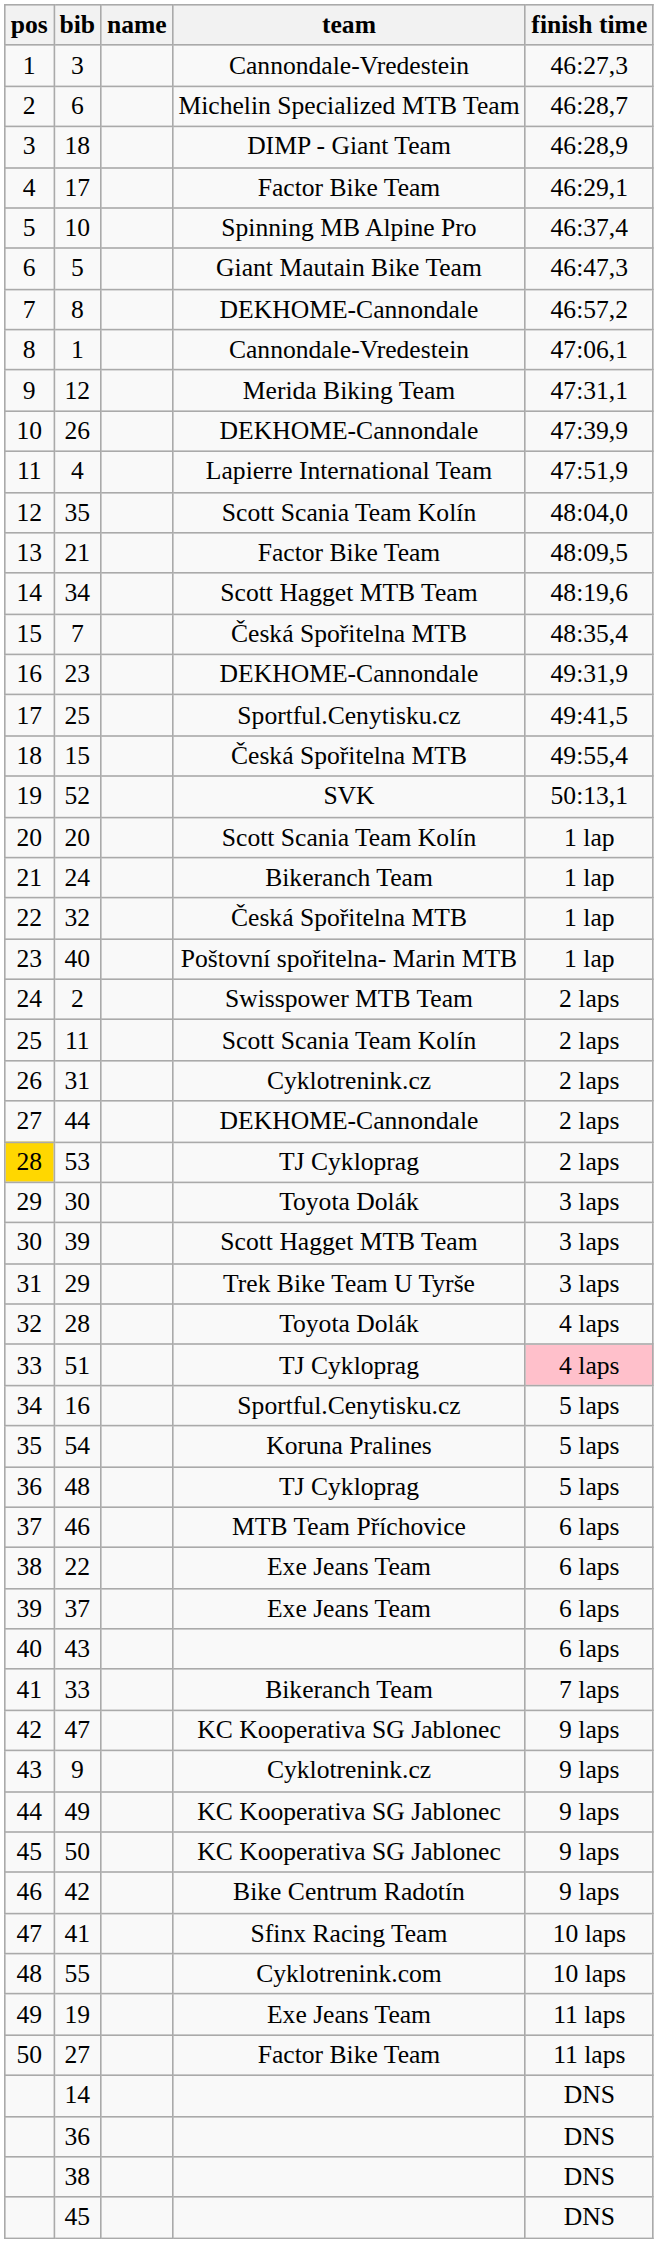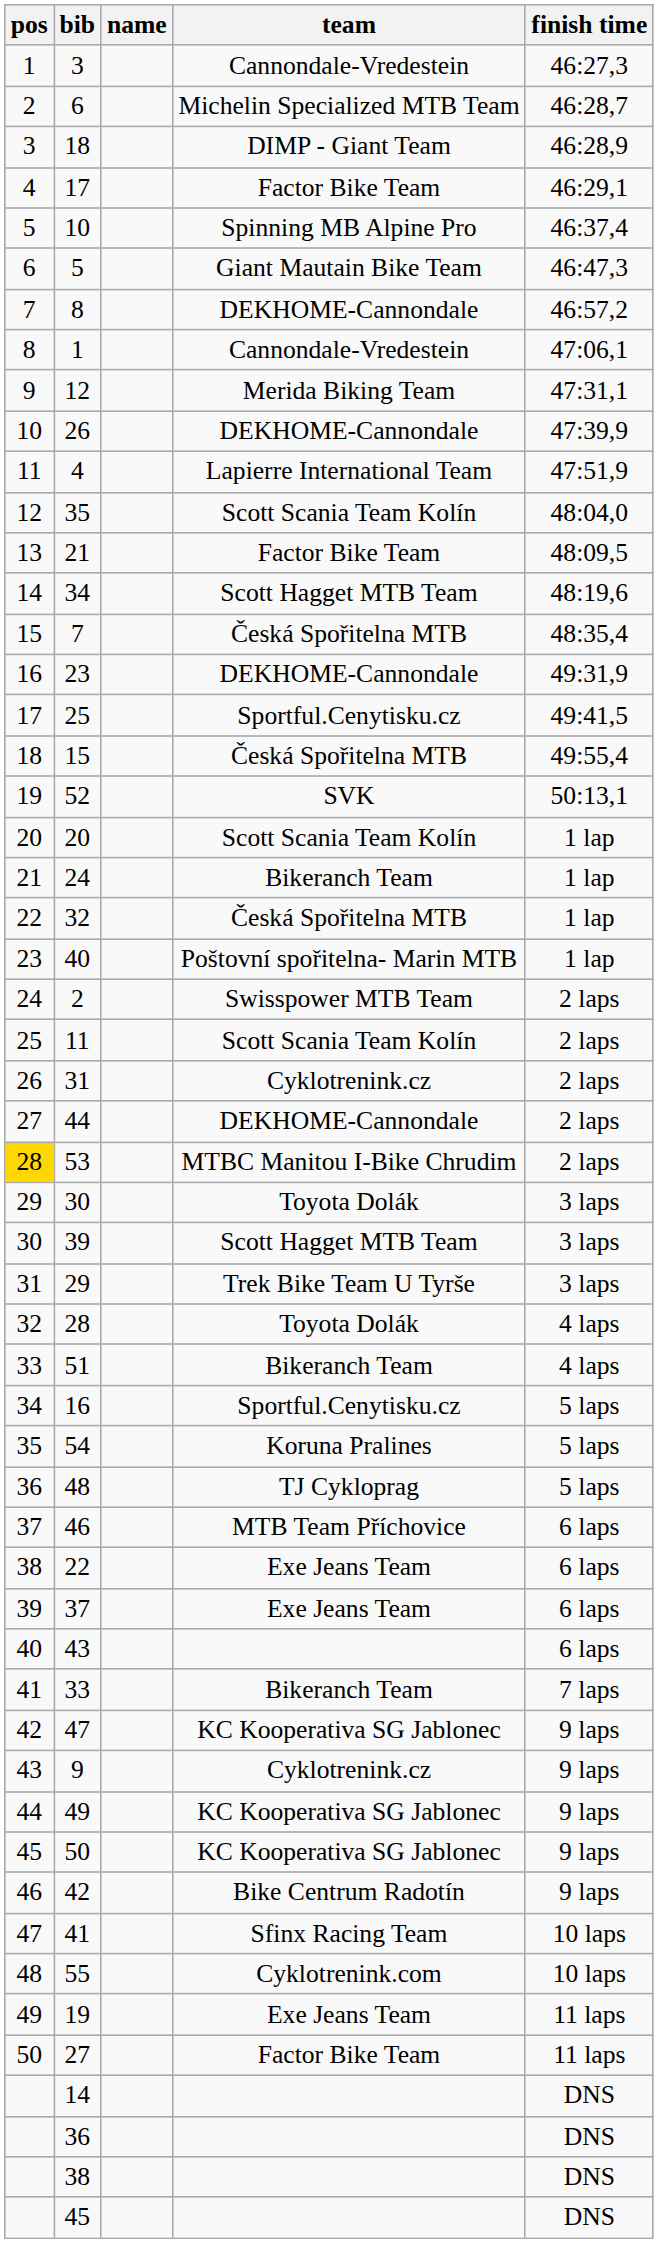(349, 1161) TJ Cykloprag -> (349, 1161) MTBC Manitou I-Bike Chrudim
(349, 1364) TJ Cykloprag -> (349, 1364) Bikeranch Team
(589, 1364) pink background -> (589, 1364) no background
